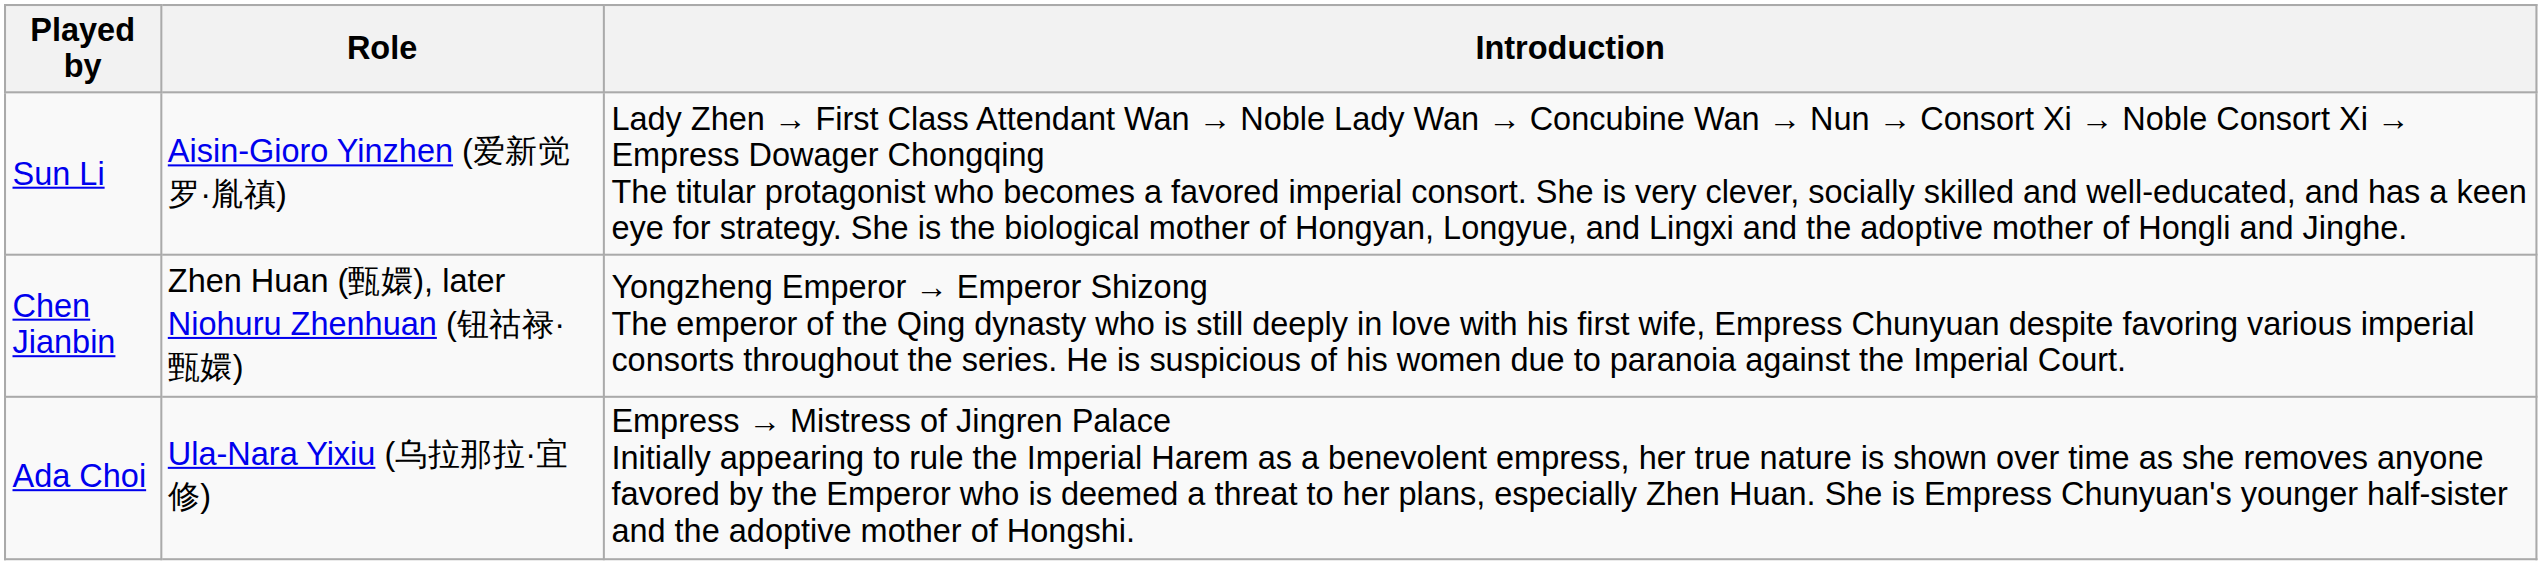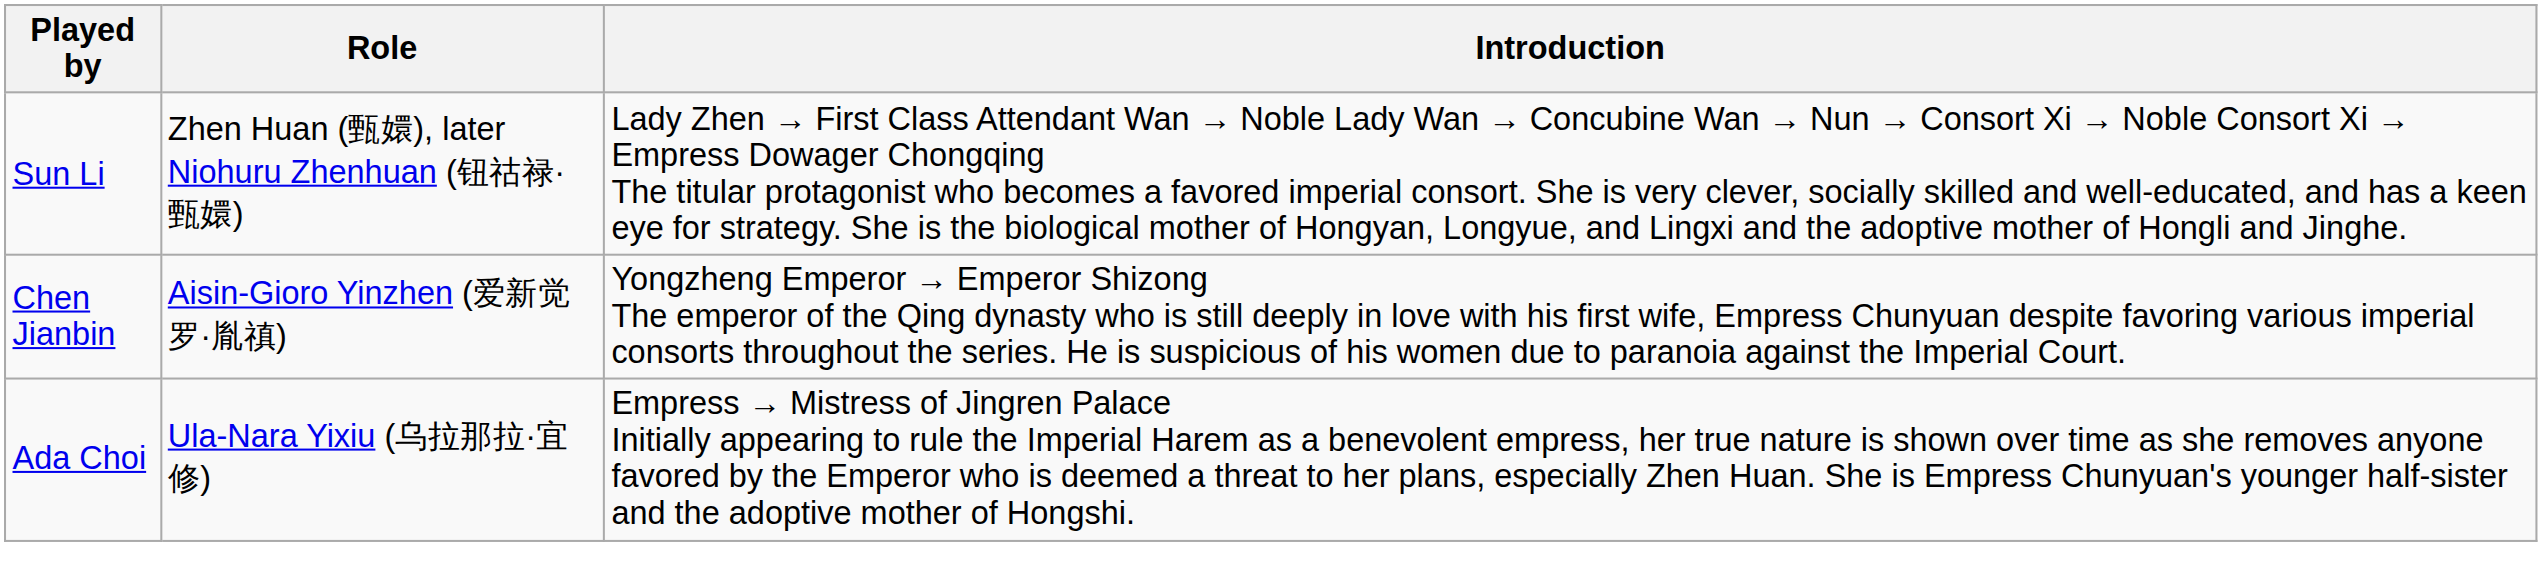(369, 172) Aisin-Gioro Yinzhen (爱新觉罗·胤禛) -> (366, 172) Zhen Huan (甄嬛), later Niohuru Zhenhuan (钮祜禄·甄嬛)
(366, 324) Zhen Huan (甄嬛), later Niohuru Zhenhuan (钮祜禄·甄嬛) -> (369, 314) Aisin-Gioro Yinzhen (爱新觉罗·胤禛)
